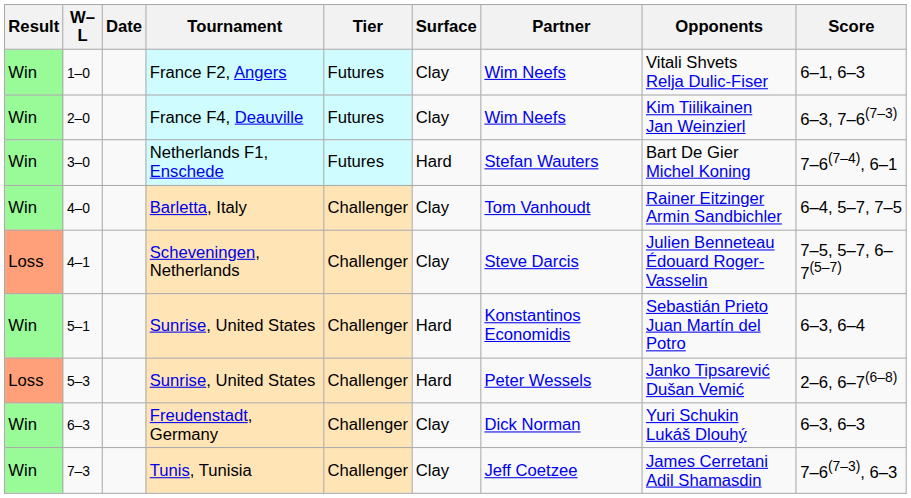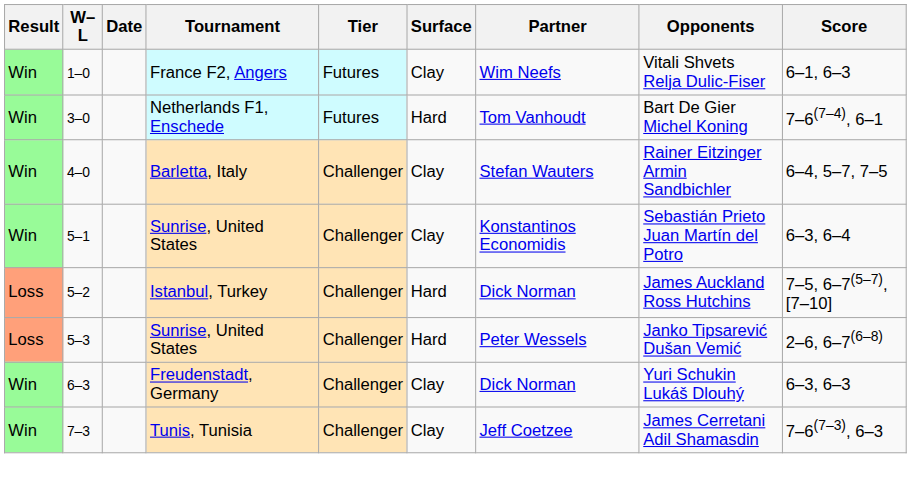- row: (78, 118)
(541, 162) Stefan Wauters -> (533, 117) Tom Vanhoudt
(537, 207) Tom Vanhoudt -> (537, 171) Stefan Wauters
- row: (78, 263)
(434, 325) Hard -> (427, 235) Clay
+ row: (78, 293)
